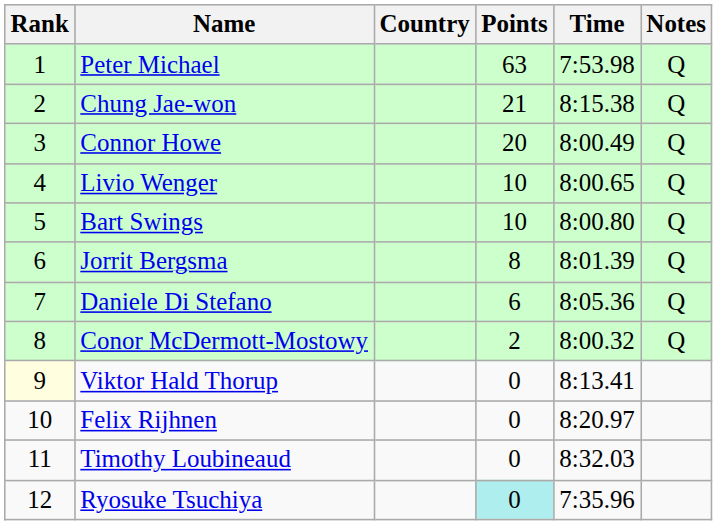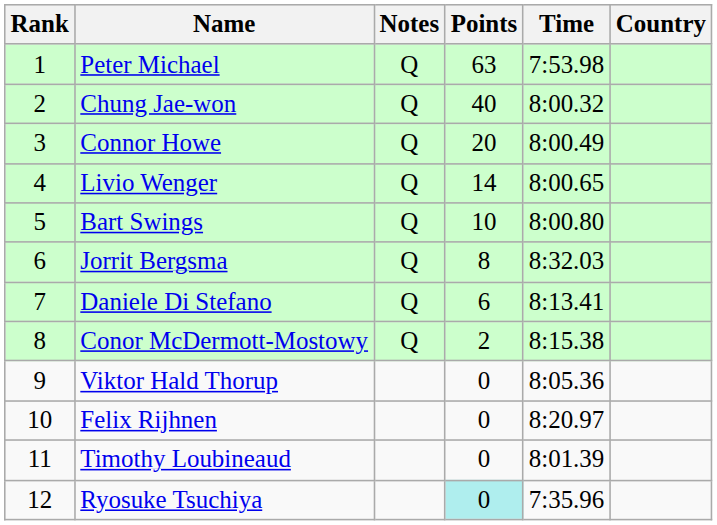columns swapped: (425, 24) <-> (676, 24)
(514, 103) 21 -> (484, 103) 40
(597, 103) 8:15.38 -> (567, 103) 8:00.32
(514, 182) 10 -> (484, 182) 14
(597, 261) 8:01.39 -> (567, 261) 8:32.03
(597, 301) 8:05.36 -> (567, 301) 8:13.41
(597, 340) 8:00.32 -> (567, 340) 8:15.38
(40, 380) lightyellow background -> (40, 380) no background
(597, 380) 8:13.41 -> (567, 380) 8:05.36
(597, 459) 8:32.03 -> (567, 459) 8:01.39
